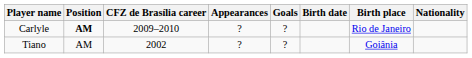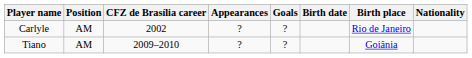(84, 28) bold -> (84, 28) normal
(156, 28) 2009–2010 -> (156, 28) 2002
(156, 45) 2002 -> (156, 45) 2009–2010
